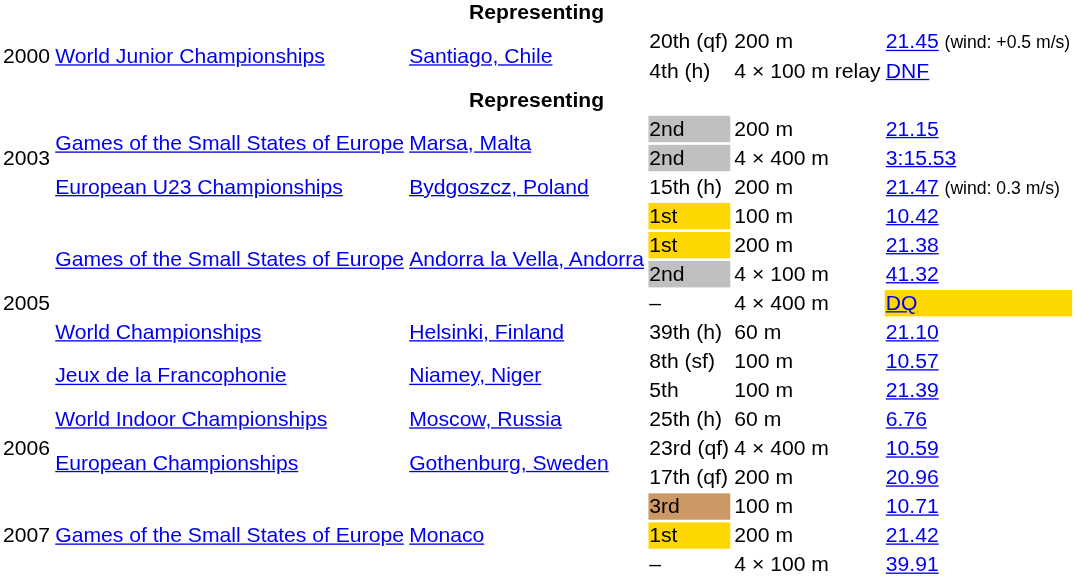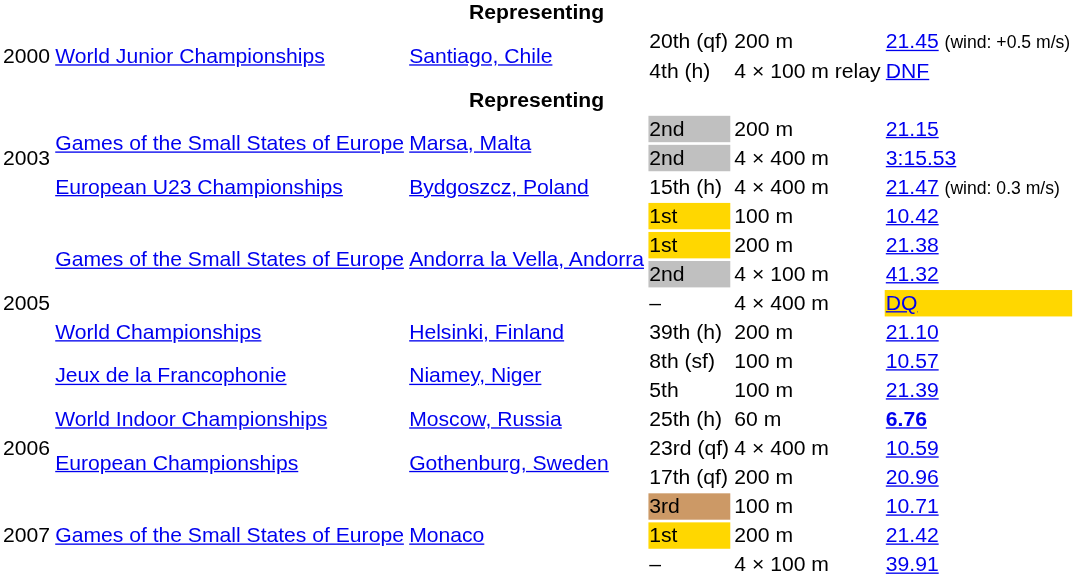(764, 186) 200 m -> (782, 186) 4 × 400 m
(758, 332) 60 m -> (764, 332) 200 m
(906, 419) normal -> (906, 419) bold
